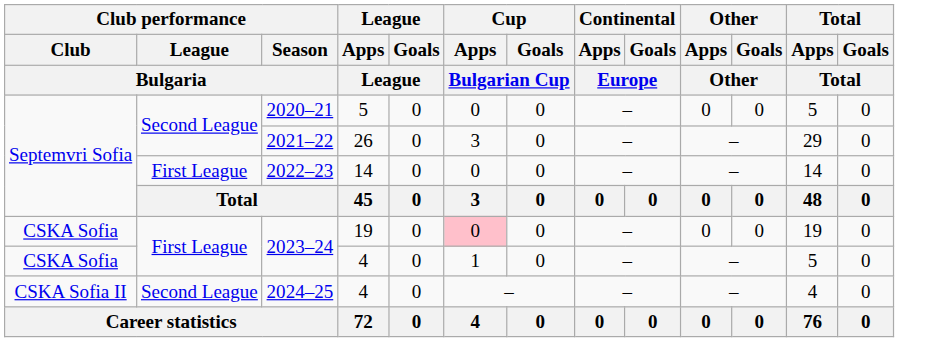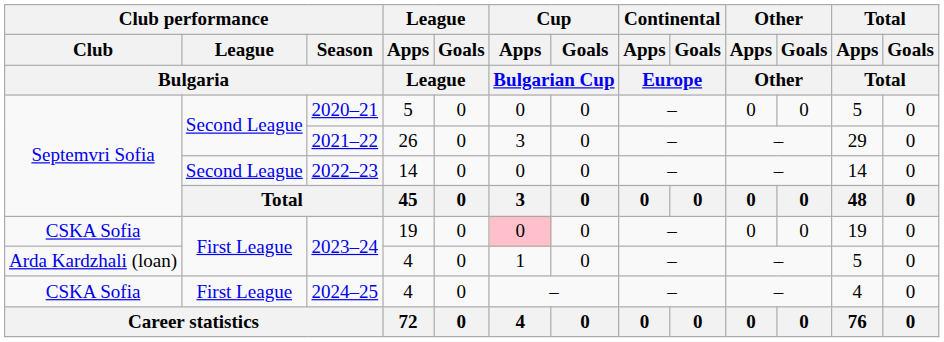(199, 170) First League -> (244, 170) Second League
(71, 261) CSKA Sofia -> (93, 261) Arda Kardzhali (loan)
(71, 291) CSKA Sofia II -> (93, 291) CSKA Sofia
(199, 291) Second League -> (244, 291) First League
